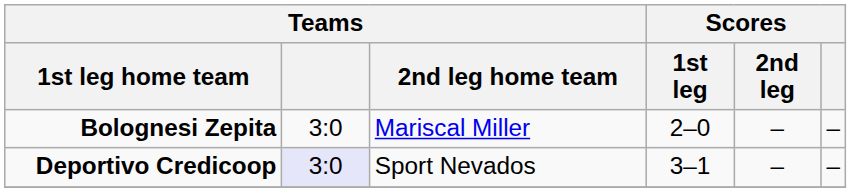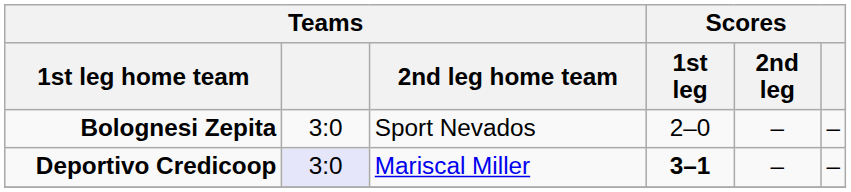(452, 128) Mariscal Miller -> (455, 128) Sport Nevados
(455, 166) Sport Nevados -> (452, 166) Mariscal Miller
(690, 166) normal -> (690, 166) bold
